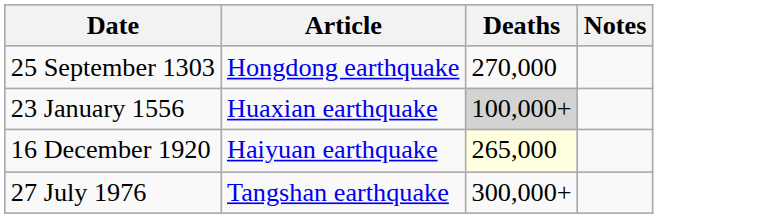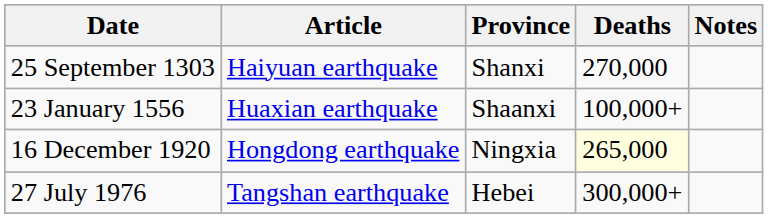+ column: (521, 25)
(343, 66) Hongdong earthquake -> (332, 66) Haiyuan earthquake
(522, 108) lightgrey background -> (632, 108) no background
(332, 150) Haiyuan earthquake -> (343, 150) Hongdong earthquake
